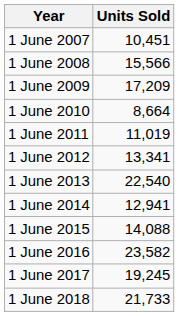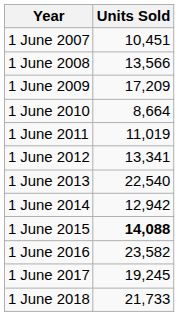(147, 63) 15,566 -> (147, 63) 13,566
(147, 205) 12,941 -> (147, 205) 12,942
(147, 228) normal -> (147, 228) bold
